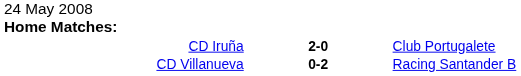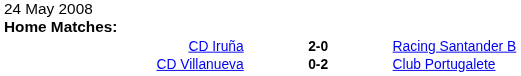(444, 46) Club Portugalete -> (454, 46) Racing Santander B
(454, 64) Racing Santander B -> (444, 64) Club Portugalete
